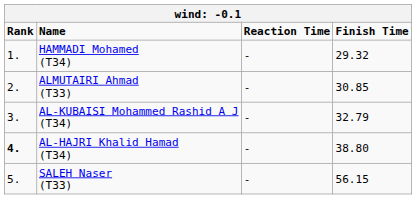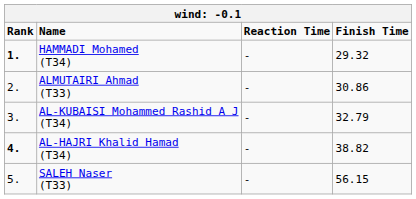(14, 56) normal -> (14, 56) bold
(352, 87) 30.85 -> (352, 87) 30.86
(352, 148) 38.80 -> (352, 148) 38.82
